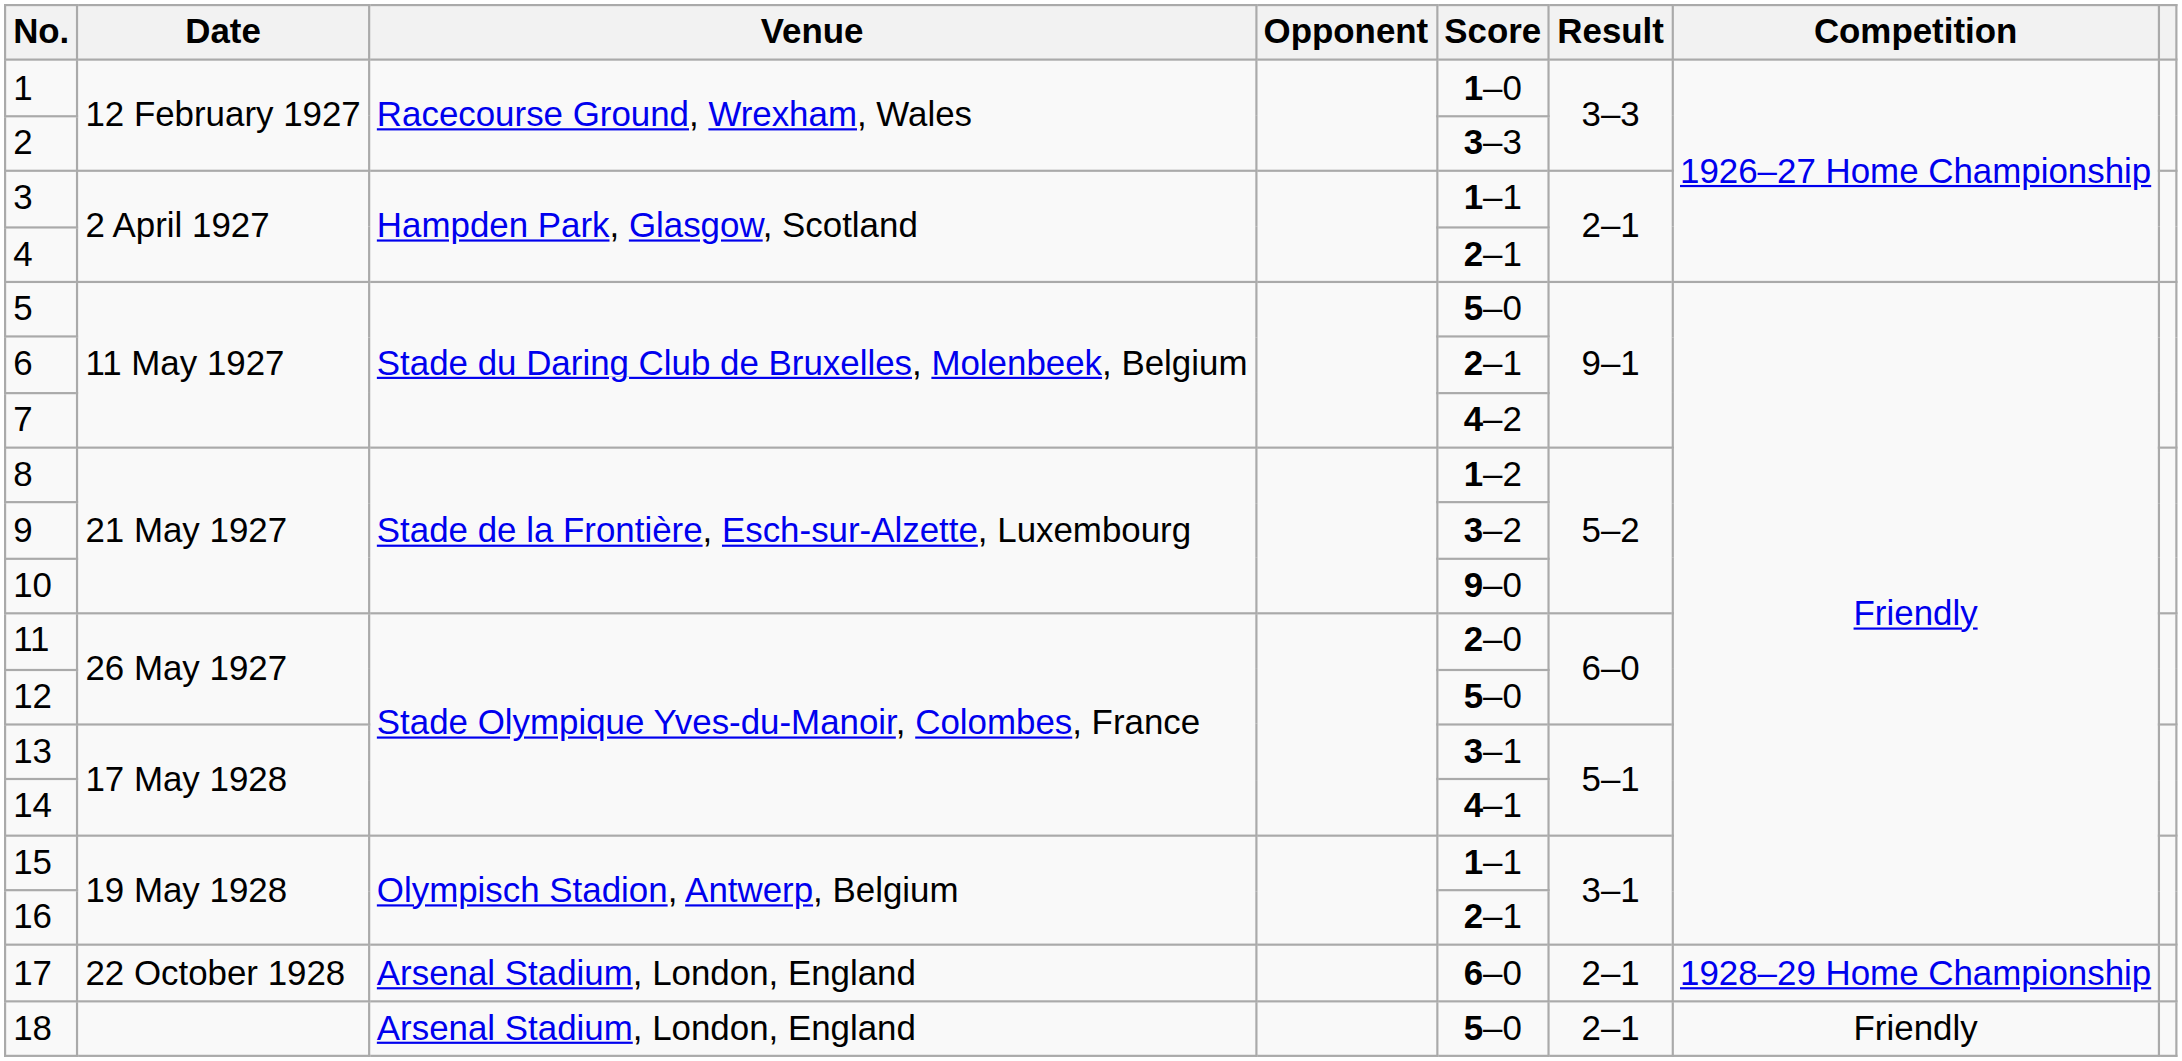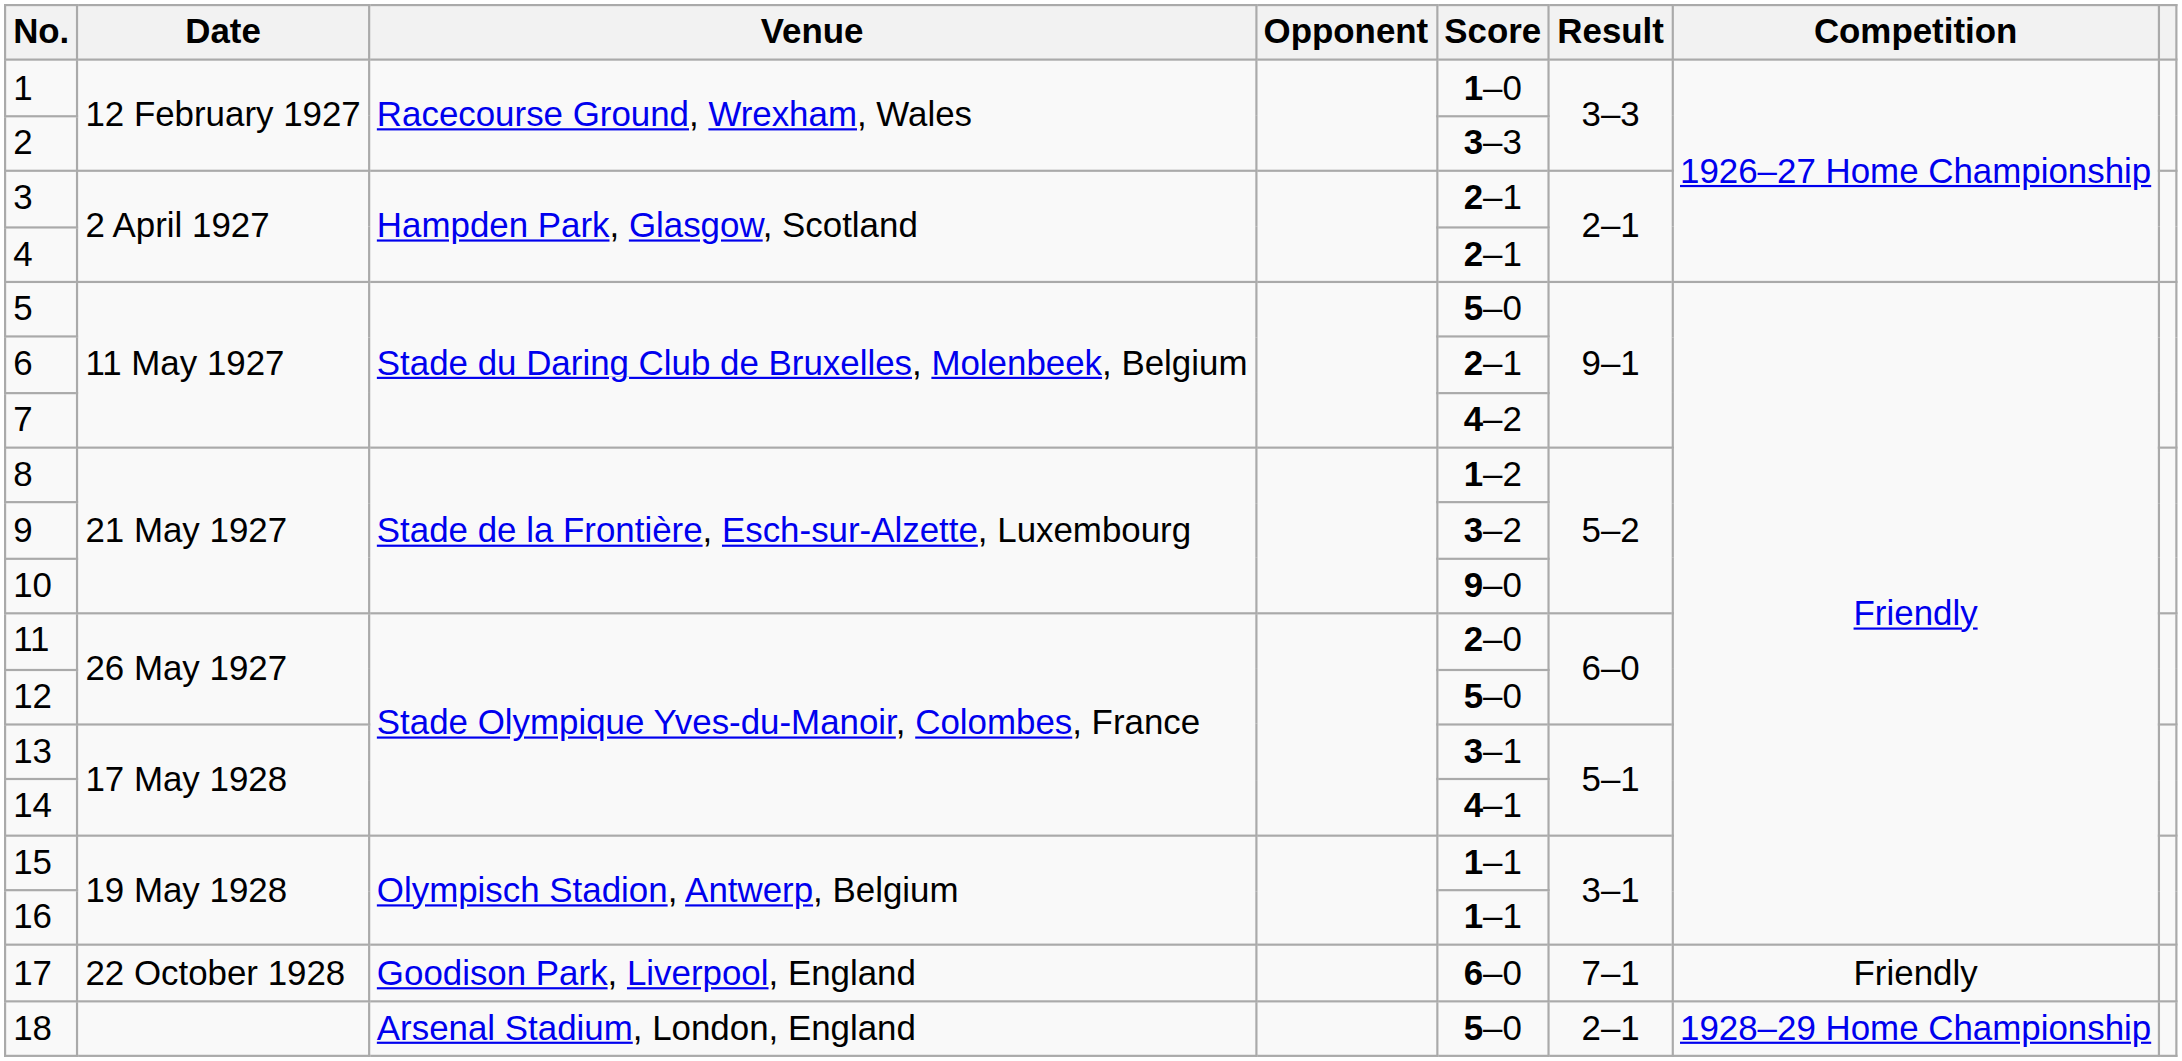(1493, 198) 1–1 -> (1493, 198) 2–1
(1493, 917) 2–1 -> (1493, 917) 1–1
(646, 972) Arsenal Stadium, London, England -> (646, 972) Goodison Park, Liverpool, England
(1611, 972) 2–1 -> (1611, 972) 7–1
(1916, 972) 1928–29 Home Championship -> (1916, 972) Friendly
(1916, 1027) Friendly -> (1916, 1027) 1928–29 Home Championship
